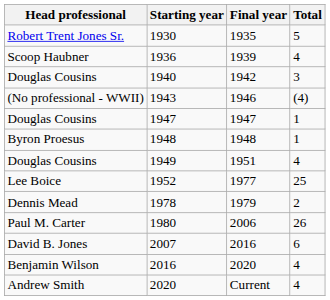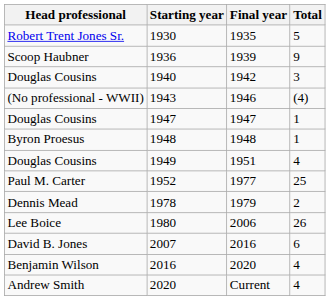(296, 56) 4 -> (296, 56) 9
(34, 181) Lee Boice -> (46, 181) Paul M. Carter
(46, 222) Paul M. Carter -> (34, 222) Lee Boice
